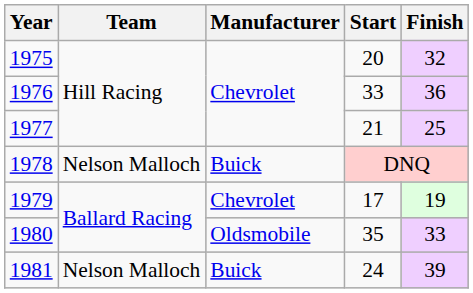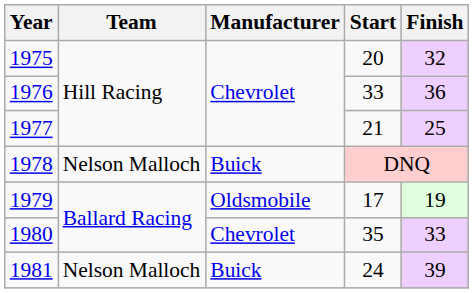(253, 199) Chevrolet -> (260, 199) Oldsmobile
(260, 234) Oldsmobile -> (253, 234) Chevrolet
